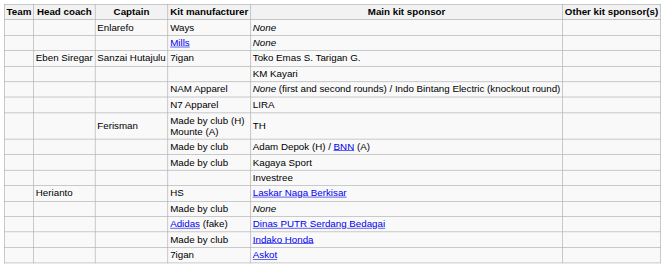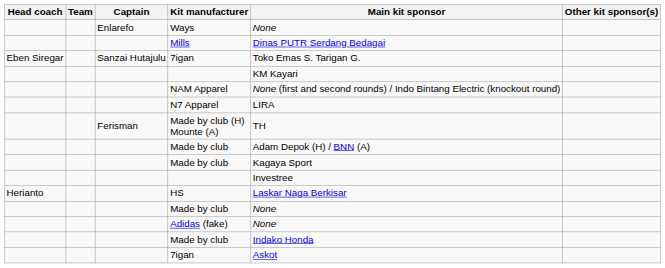columns swapped: (19, 12) <-> (64, 12)
(264, 43) None -> (319, 43) Dinas PUTR Serdang Bedagai
(319, 224) Dinas PUTR Serdang Bedagai -> (264, 224) None
